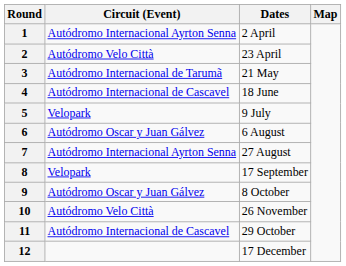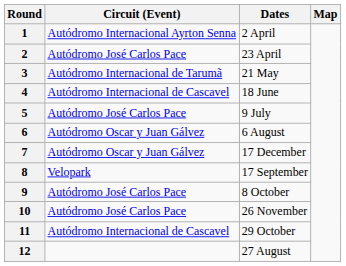(101, 53) Autódromo Velo Città -> (117, 53) Autódromo José Carlos Pace
(69, 112) Velopark -> (117, 112) Autódromo José Carlos Pace
(142, 152) Autódromo Internacional Ayrton Senna -> (126, 152) Autódromo Oscar y Juan Gálvez
(266, 152) 27 August -> (274, 152) 17 December
(126, 191) Autódromo Oscar y Juan Gálvez -> (117, 191) Autódromo José Carlos Pace
(101, 211) Autódromo Velo Città -> (117, 211) Autódromo José Carlos Pace
(274, 250) 17 December -> (266, 250) 27 August
